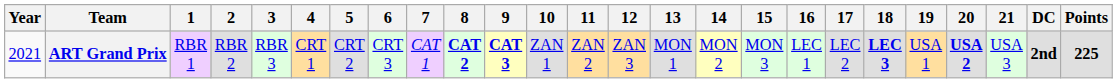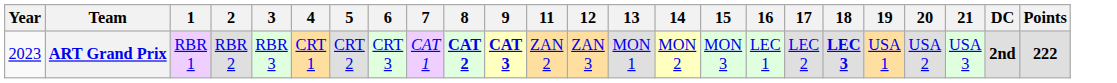- column: (547, 17)
(25, 54) 2021 -> (25, 54) 2023
(966, 54) bold -> (925, 54) normal
(1086, 54) 225 -> (1045, 54) 222
